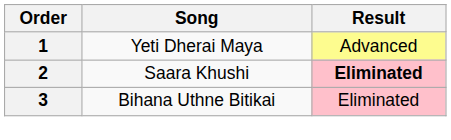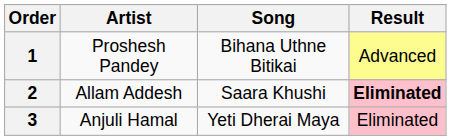+ column: (129, 18)
(197, 45) Yeti Dherai Maya -> (273, 55) Bihana Uthne Bitikai
(197, 101) Bihana Uthne Bitikai -> (273, 120) Yeti Dherai Maya
